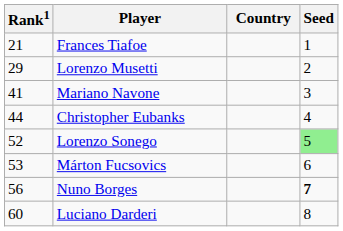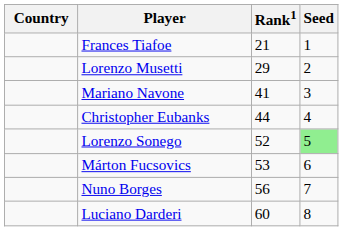columns swapped: (263, 18) <-> (29, 18)
(307, 189) bold -> (307, 189) normal
